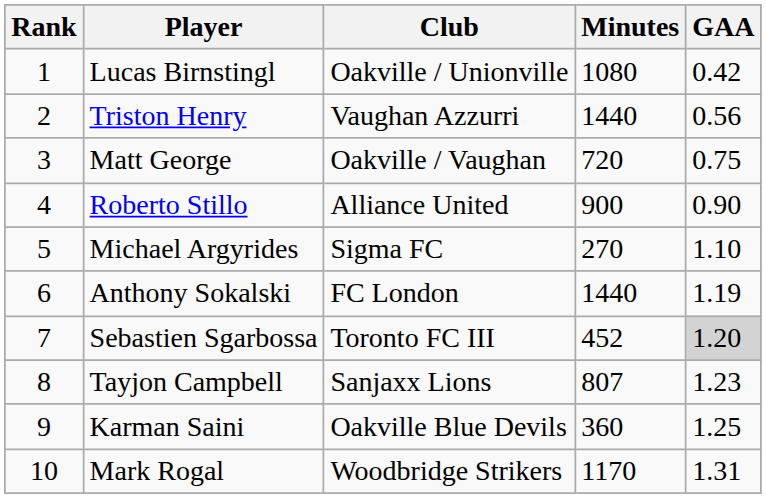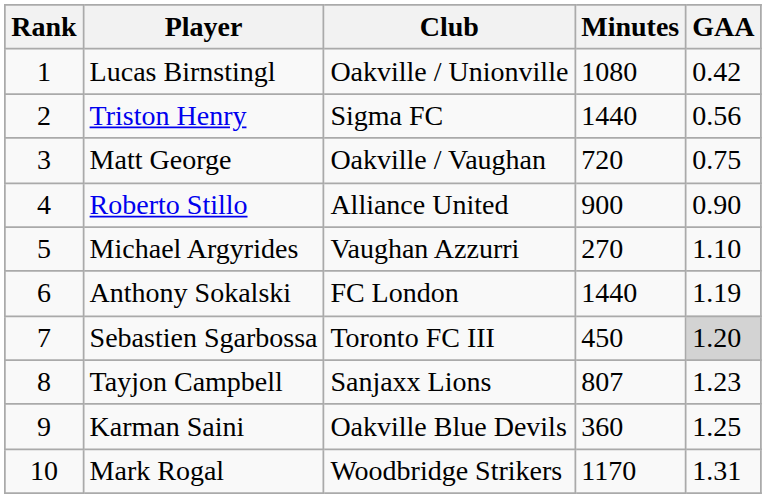(425, 115) Vaughan Azzurri -> (387, 115) Sigma FC
(387, 248) Sigma FC -> (425, 248) Vaughan Azzurri
(602, 337) 452 -> (602, 337) 450
